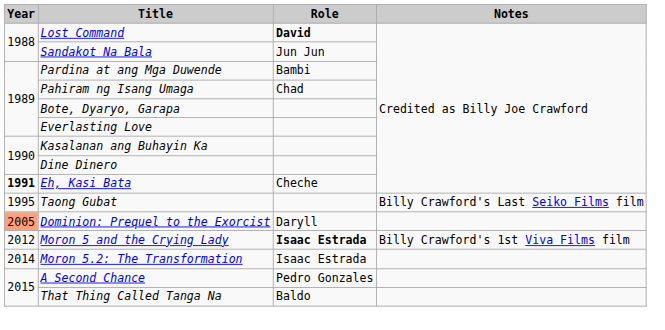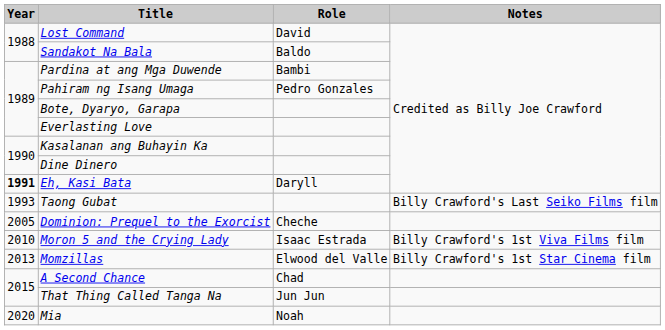(293, 33) bold -> (293, 33) normal
(300, 52) Jun Jun -> (293, 52) Baldo
(290, 89) Chad -> (325, 89) Pedro Gonzales
(297, 184) Cheche -> (297, 184) Daryll
(21, 202) 1995 -> (21, 202) 1993
(21, 221) lightsalmon background -> (21, 221) no background
(297, 221) Daryll -> (297, 221) Cheche
(21, 240) 2012 -> (21, 240) 2010
(321, 240) bold -> (321, 240) normal
+ row: (72, 259)
- row: (142, 259)
(325, 278) Pedro Gonzales -> (290, 278) Chad
(293, 297) Baldo -> (300, 297) Jun Jun
+ row: (51, 316)
